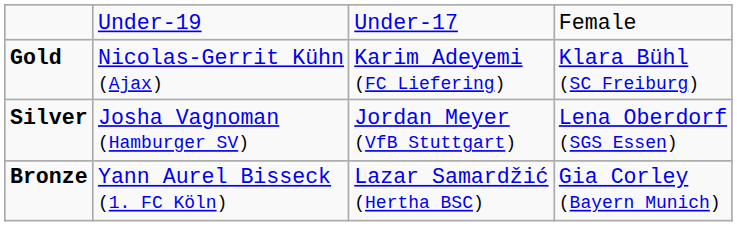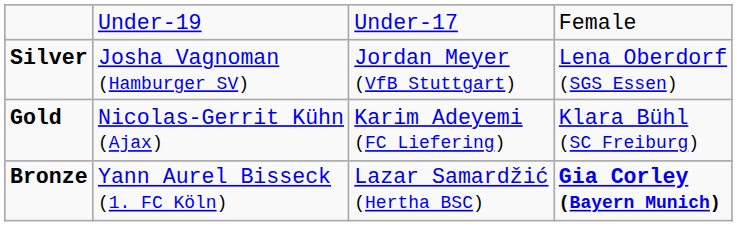rows swapped: (36, 58) <-> (49, 118)
(640, 189) normal -> (640, 190) bold
